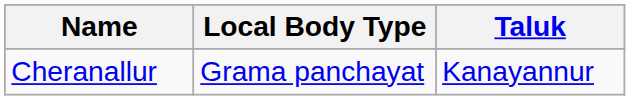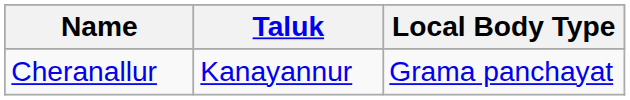columns swapped: (315, 26) <-> (530, 26)
